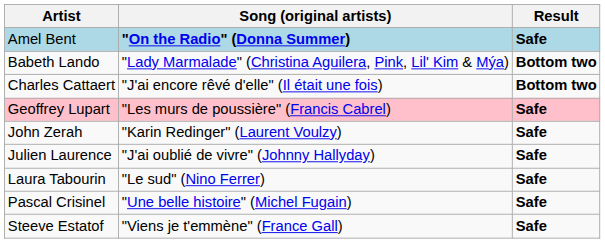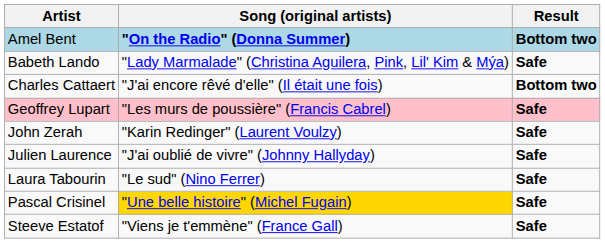(531, 39) Safe -> (556, 39) Bottom two
(556, 62) Bottom two -> (531, 62) Safe
(237, 202) no background -> (237, 202) gold background
